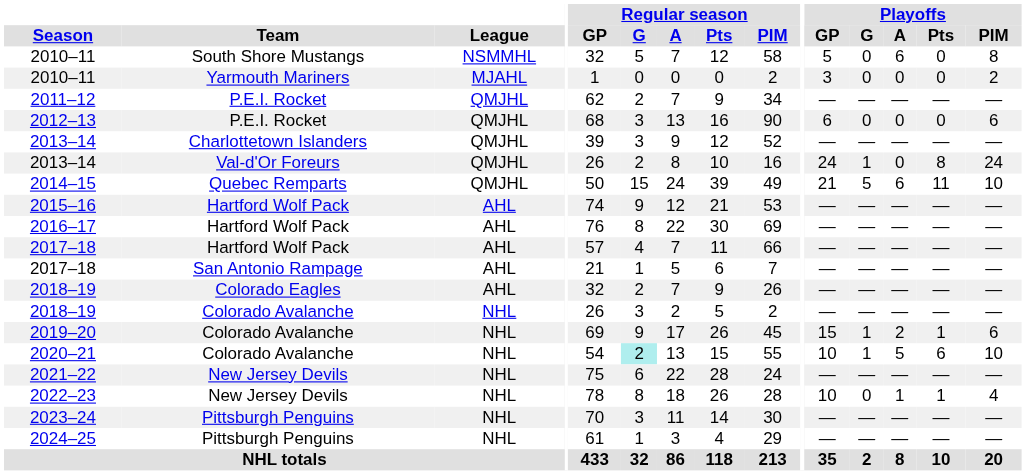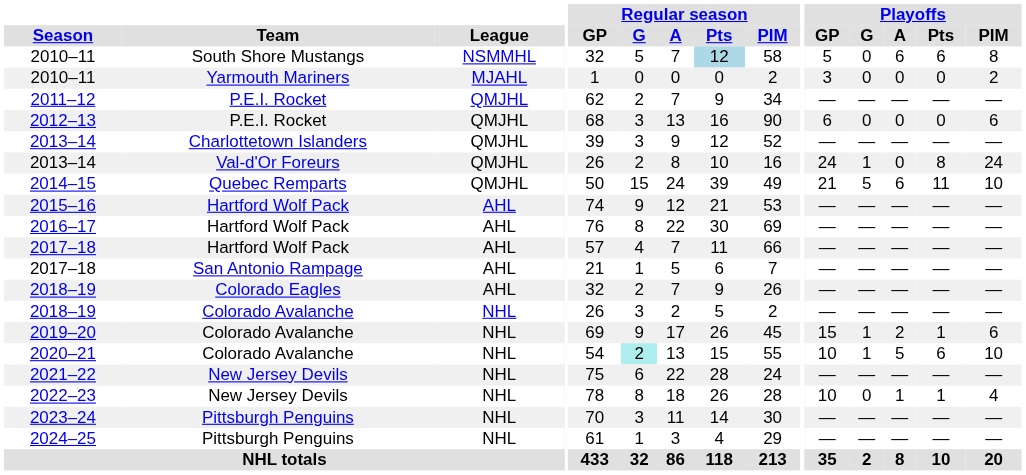(719, 56) no background -> (719, 56) lightblue background
(941, 56) 0 -> (941, 56) 6
